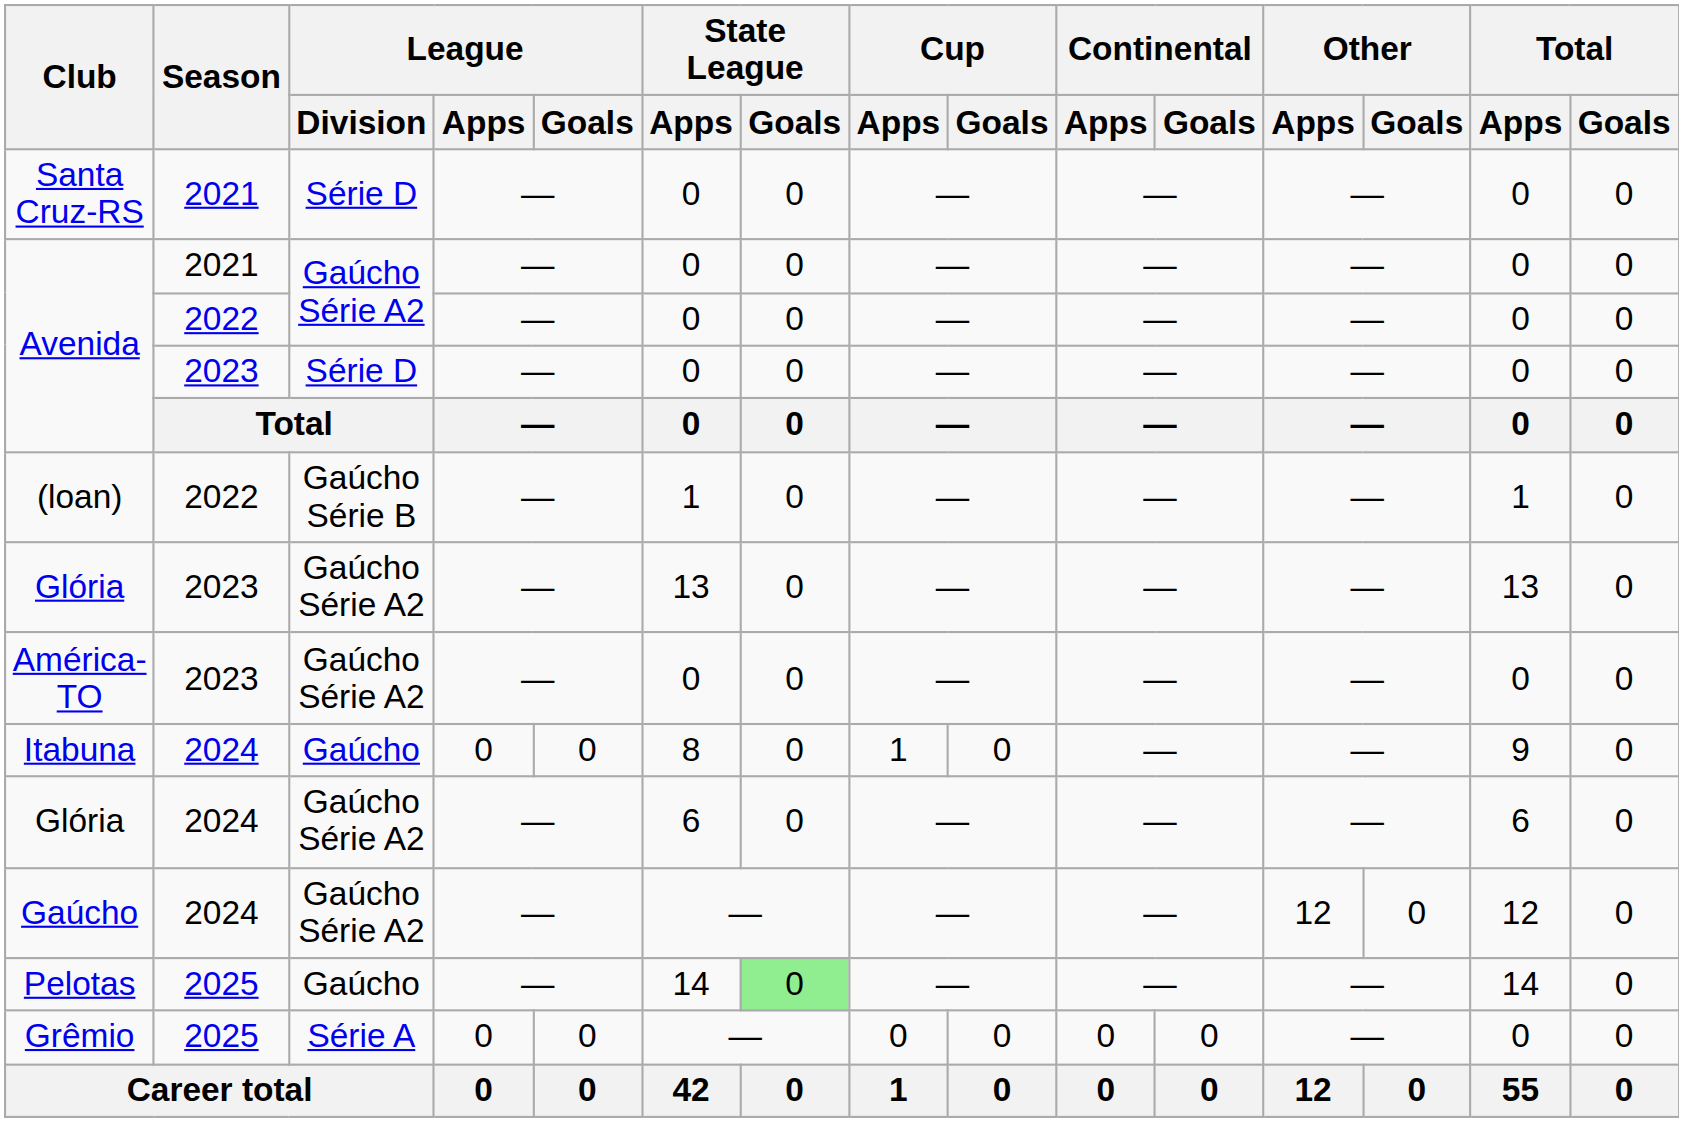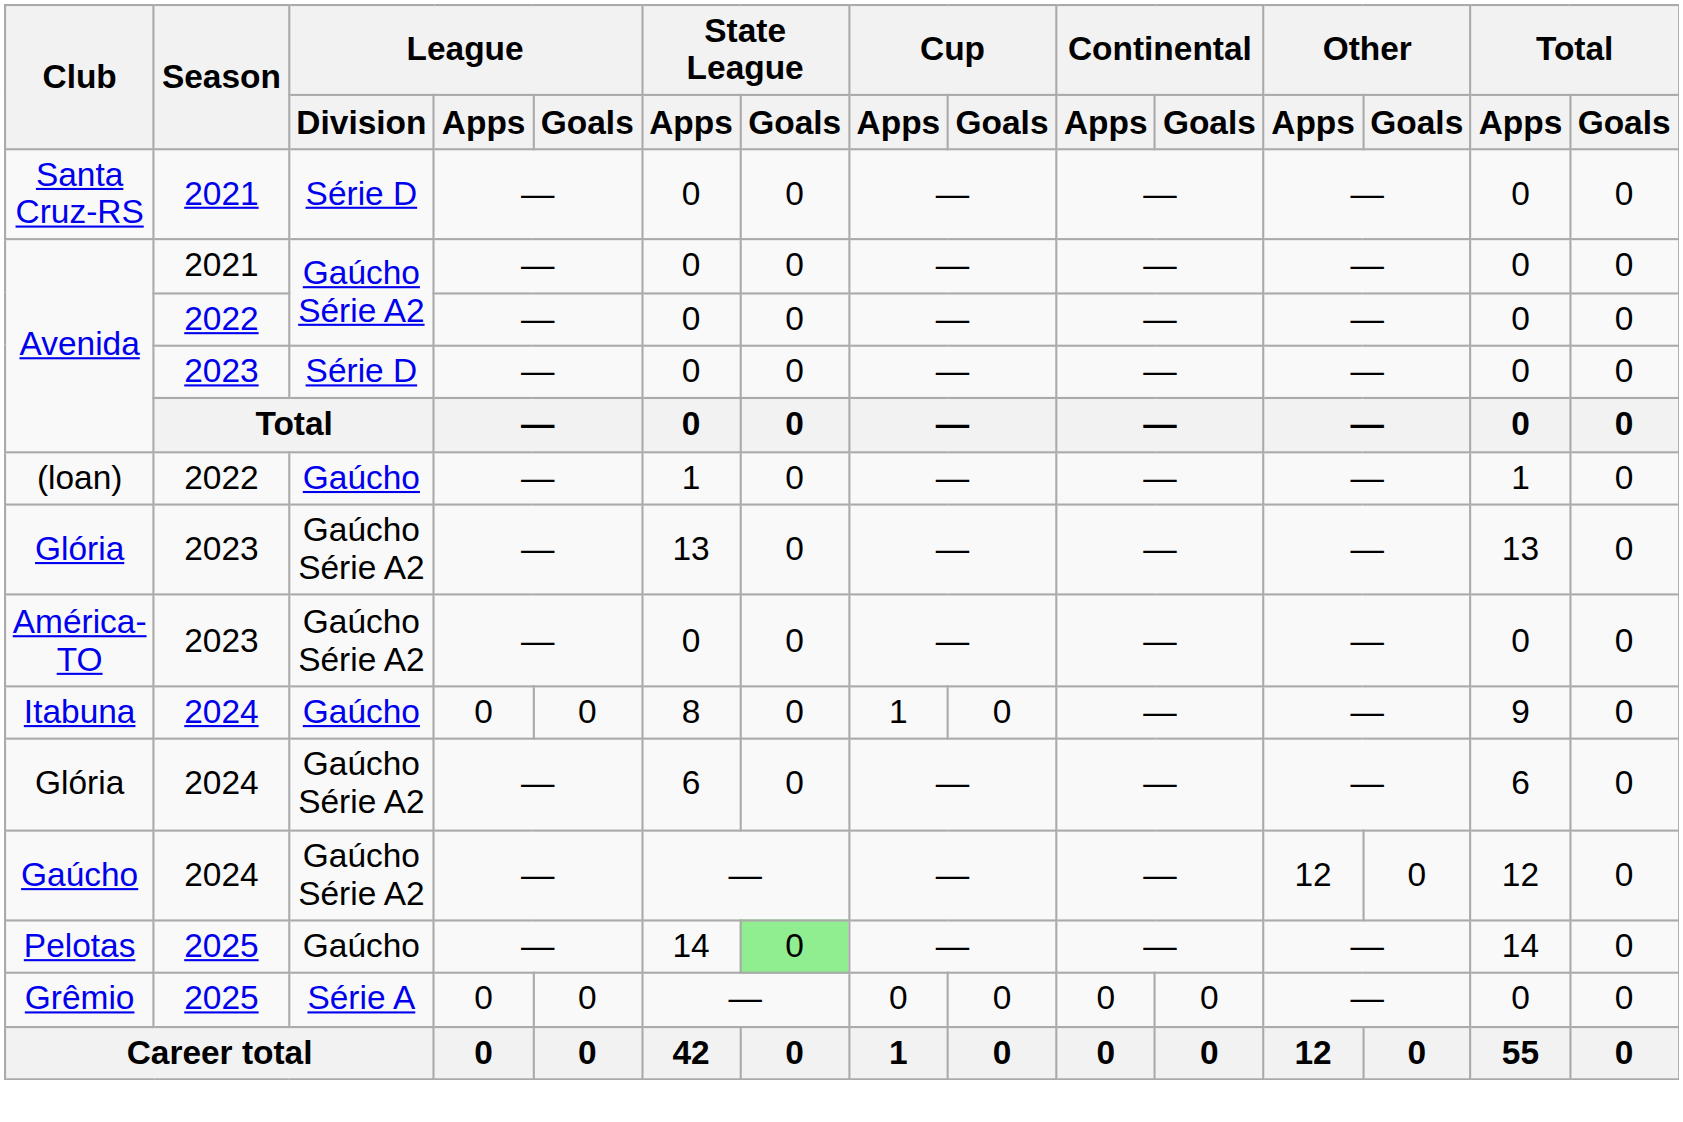(361, 496) Gaúcho Série B -> (361, 477) Gaúcho
